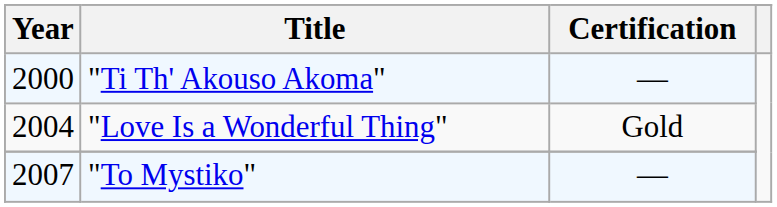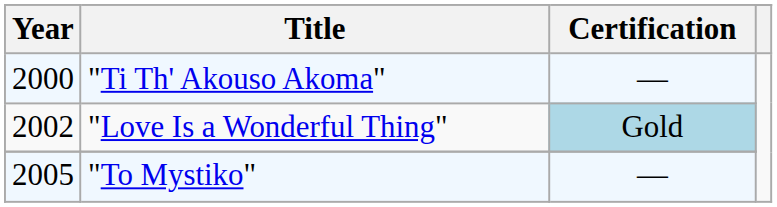(43, 126) 2004 -> (43, 126) 2002
(652, 126) no background -> (652, 126) lightblue background
(43, 175) 2007 -> (43, 175) 2005
